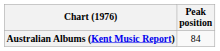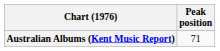(196, 38) 84 -> (196, 38) 71
